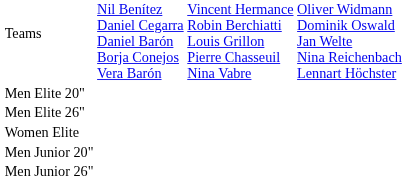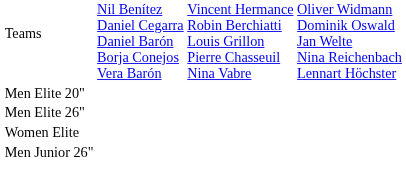- row: (49, 152)
